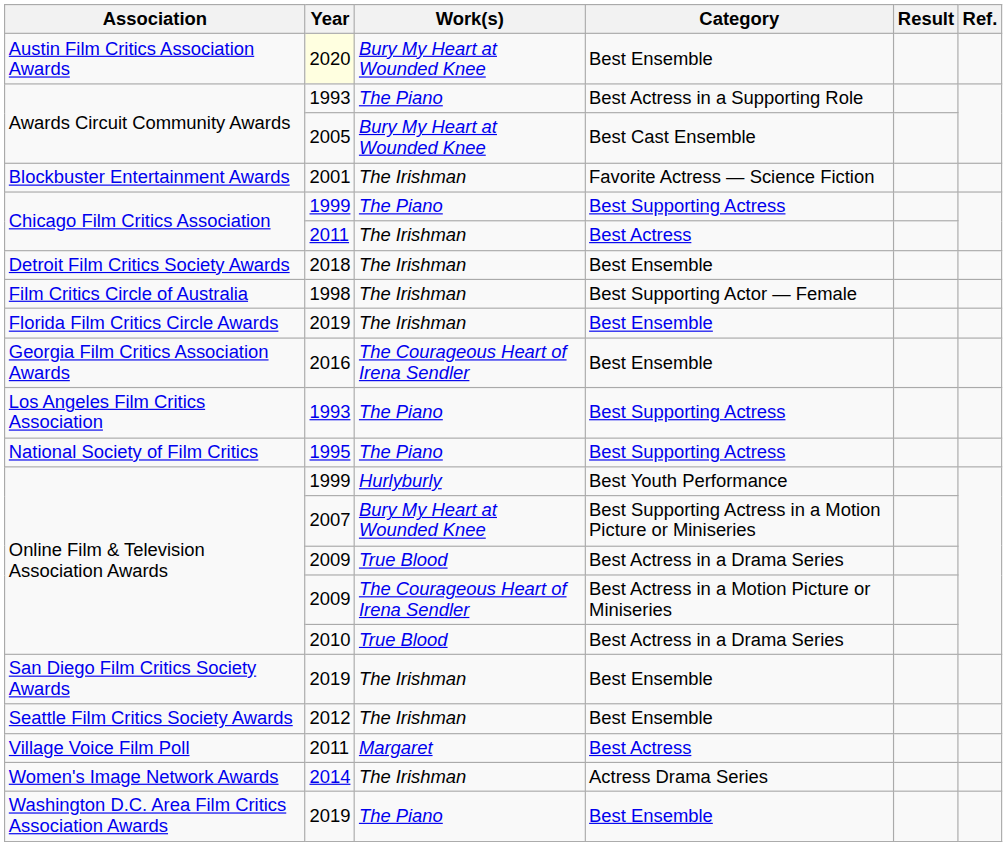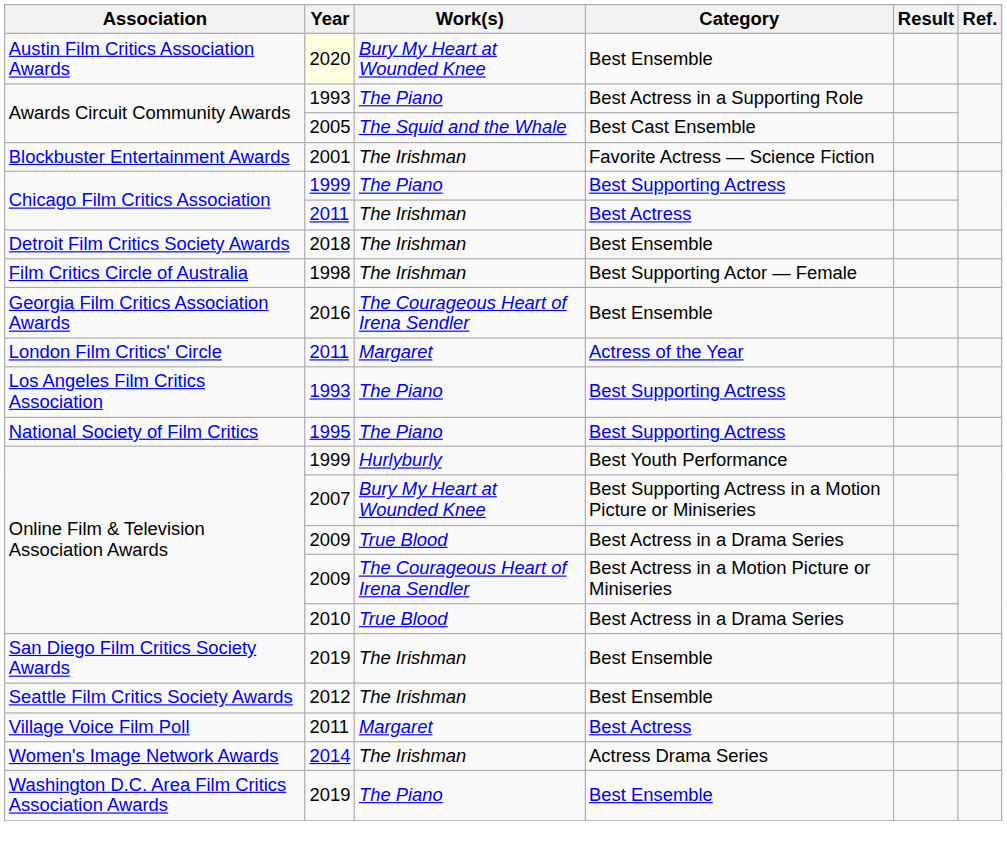(428, 137) Bury My Heart at Wounded Knee -> (463, 127) The Squid and the Whale
- row: (144, 323)
+ row: (115, 352)
